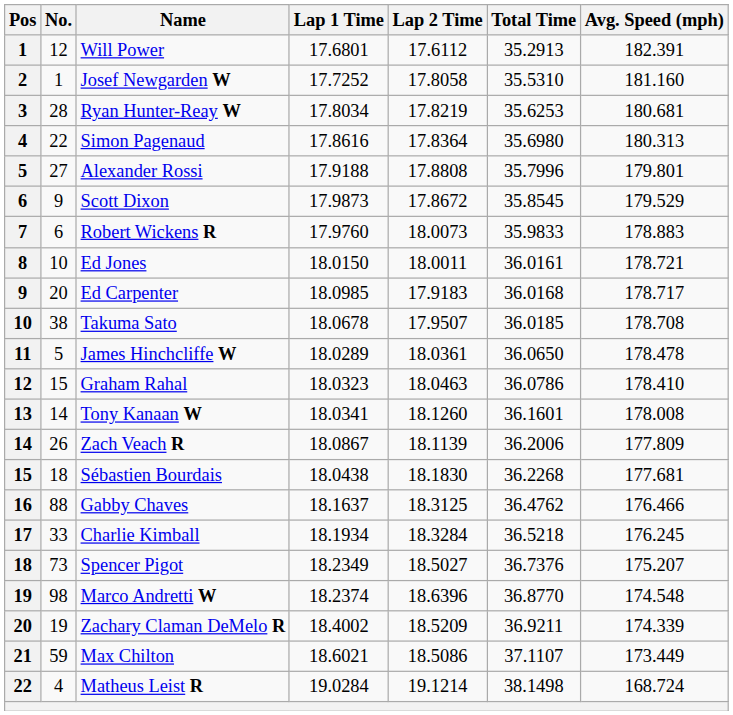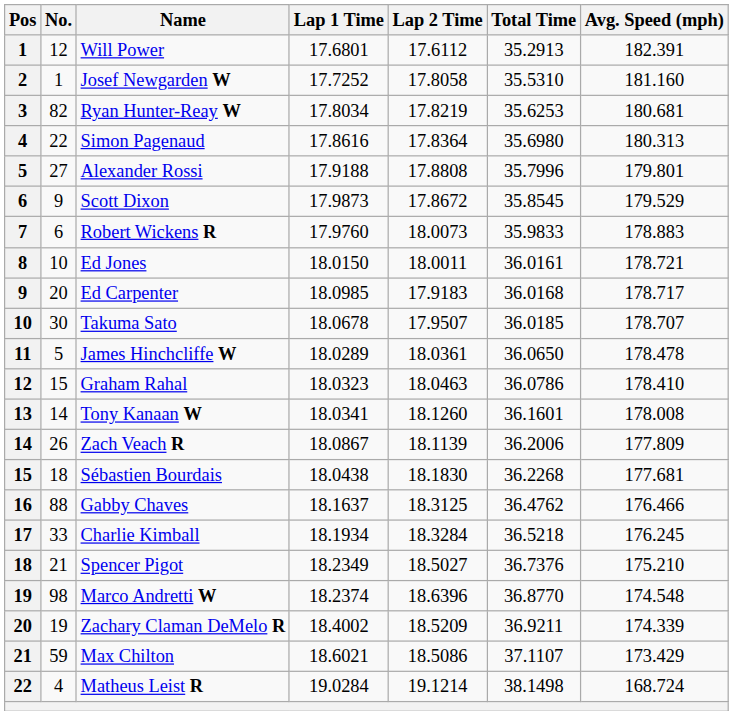(59, 110) 28 -> (59, 110) 82
(59, 323) 38 -> (59, 323) 30
(654, 323) 178.708 -> (654, 323) 178.707
(59, 565) 73 -> (59, 565) 21
(654, 565) 175.207 -> (654, 565) 175.210
(654, 656) 173.449 -> (654, 656) 173.429
